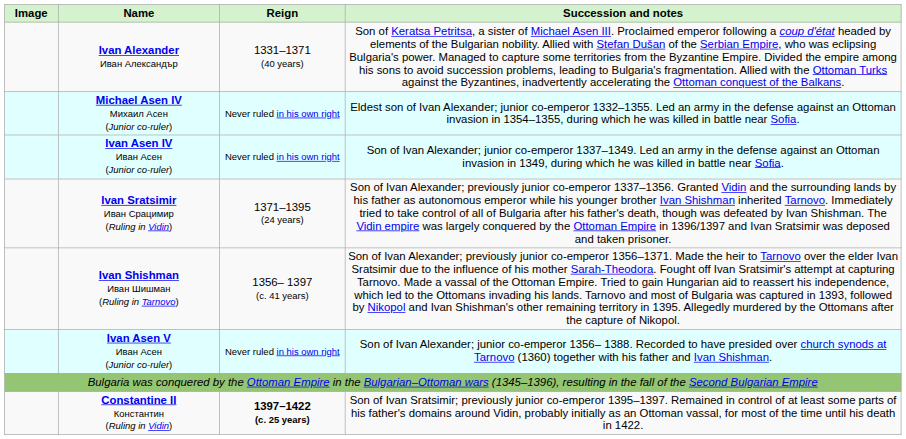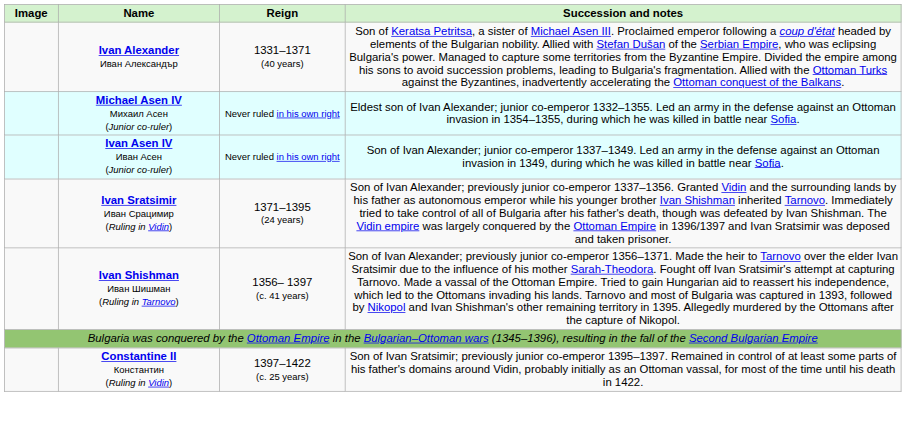- row: (139, 351)
(282, 413) bold -> (282, 369) normal
